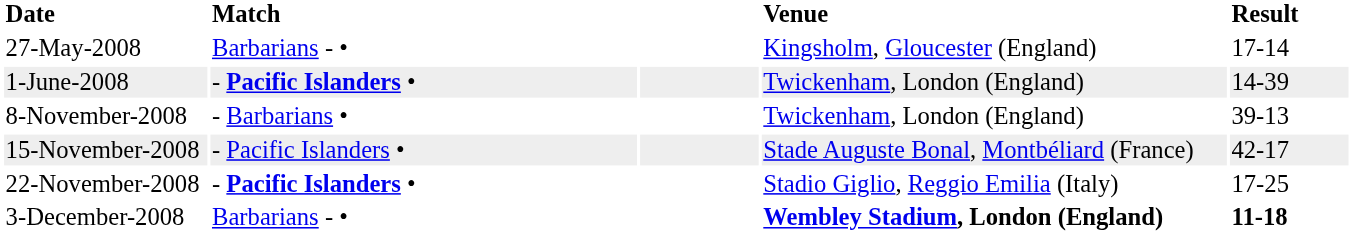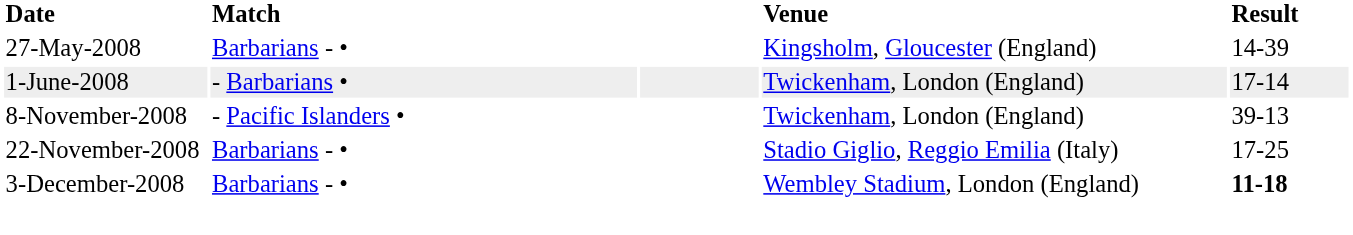(1260, 48) 17-14 -> (1260, 48) 14-39
(314, 81) - Pacific Islanders • -> (280, 81) - Barbarians •
(1260, 81) 14-39 -> (1260, 81) 17-14
(280, 115) - Barbarians • -> (308, 115) - Pacific Islanders •
- row: (103, 149)
(314, 183) - Pacific Islanders • -> (280, 149) Barbarians - •
(963, 217) bold -> (951, 183) normal
